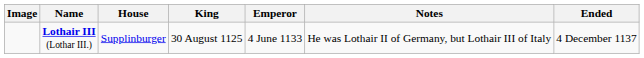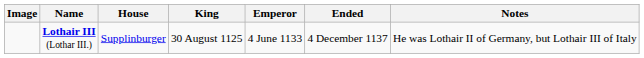columns swapped: (597, 13) <-> (429, 13)
